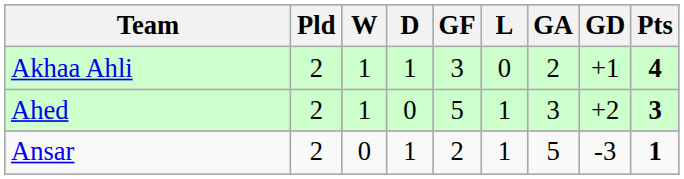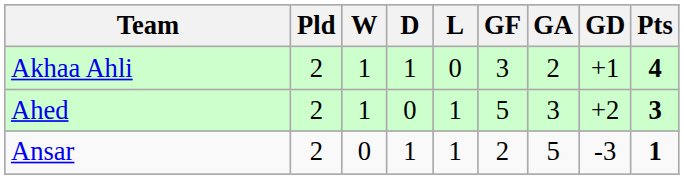columns swapped: (504, 25) <-> (457, 25)
